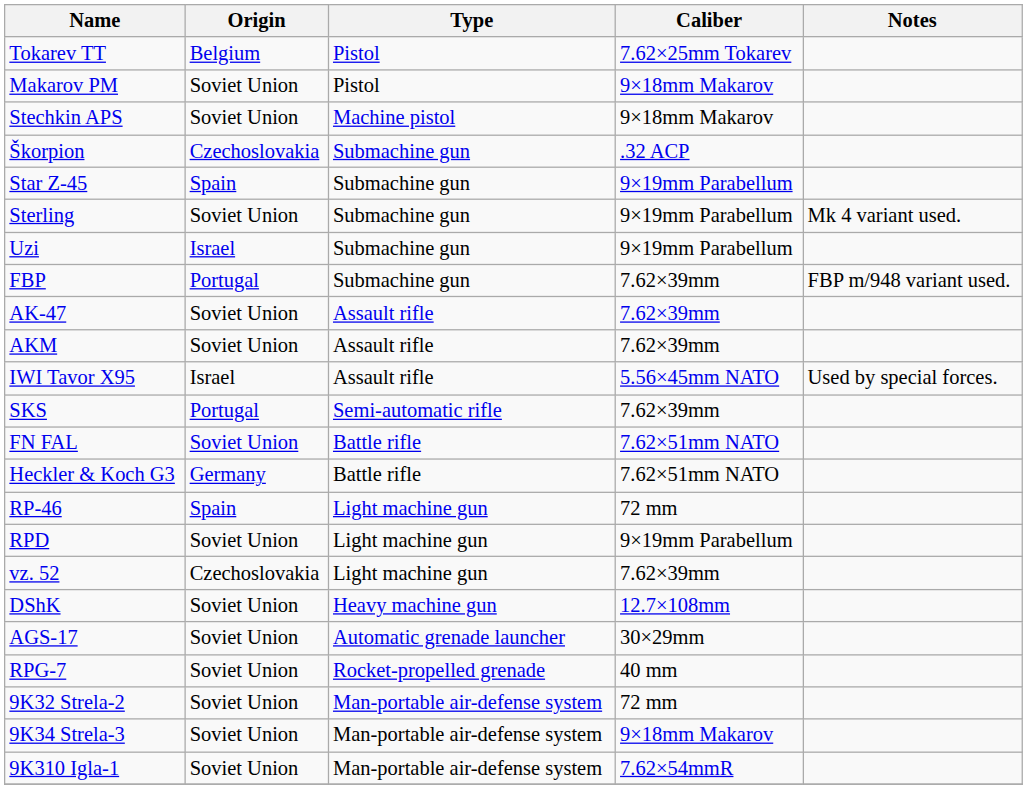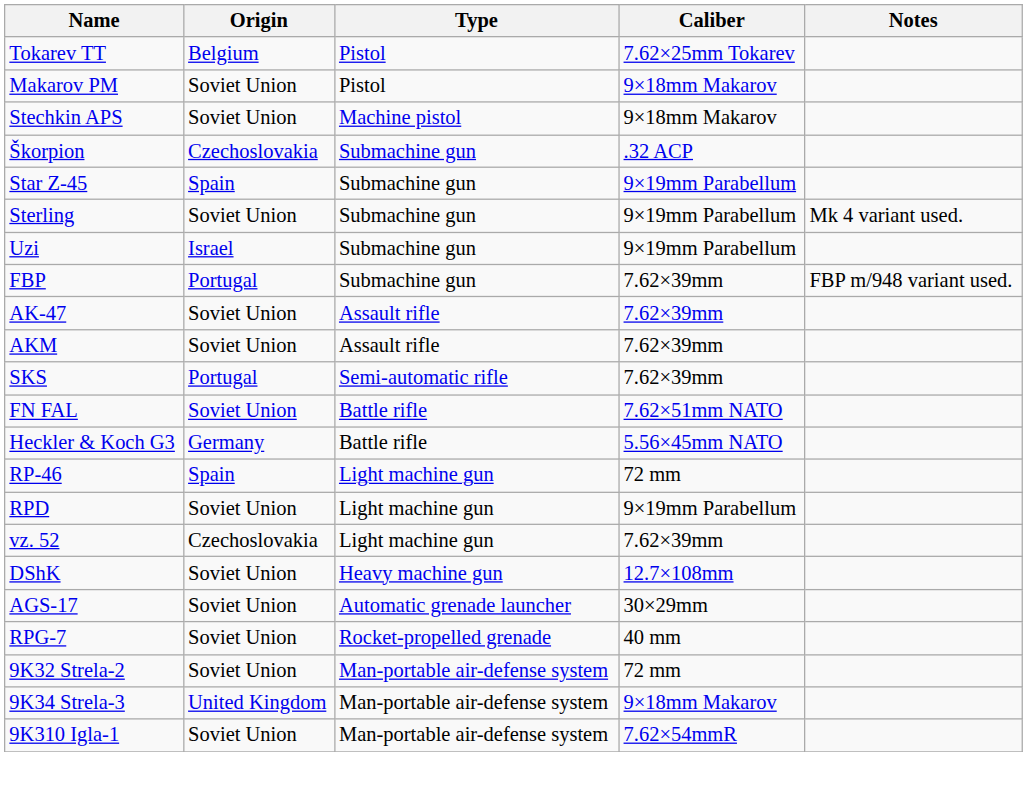- row: (72, 378)
(700, 475) 7.62×51mm NATO -> (703, 442) 5.56×45mm NATO
(244, 735) Soviet Union -> (257, 702) United Kingdom
